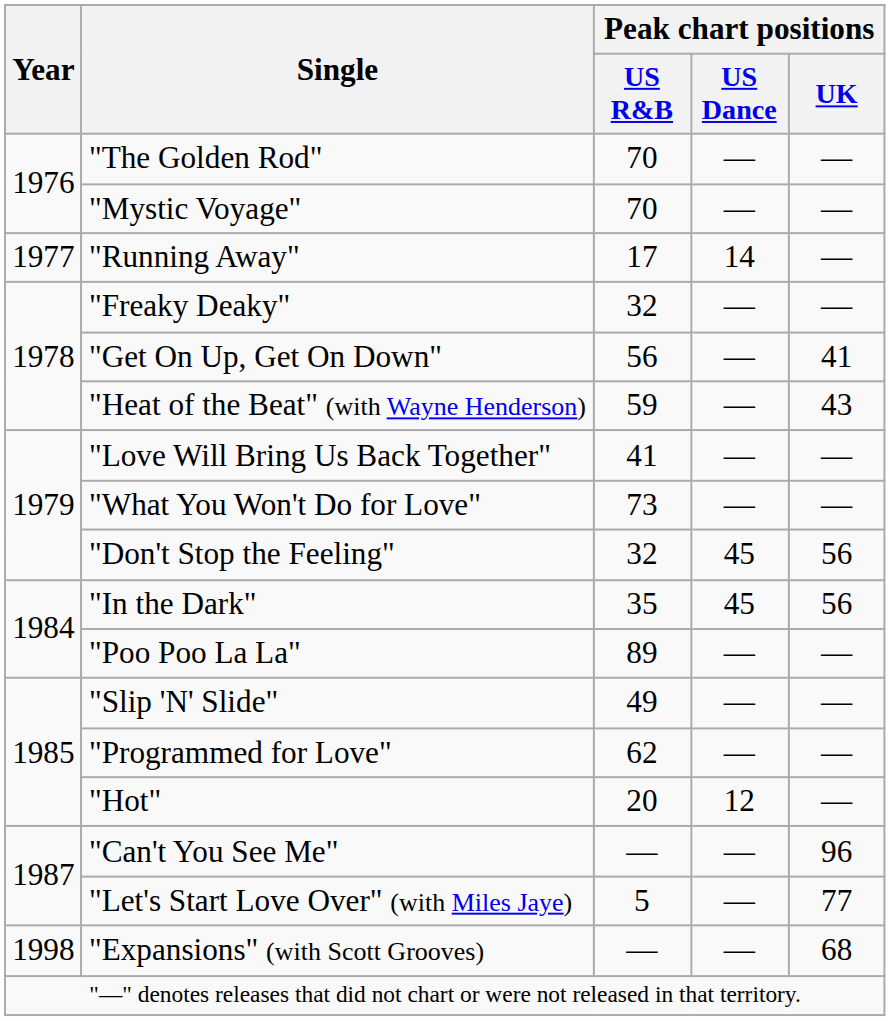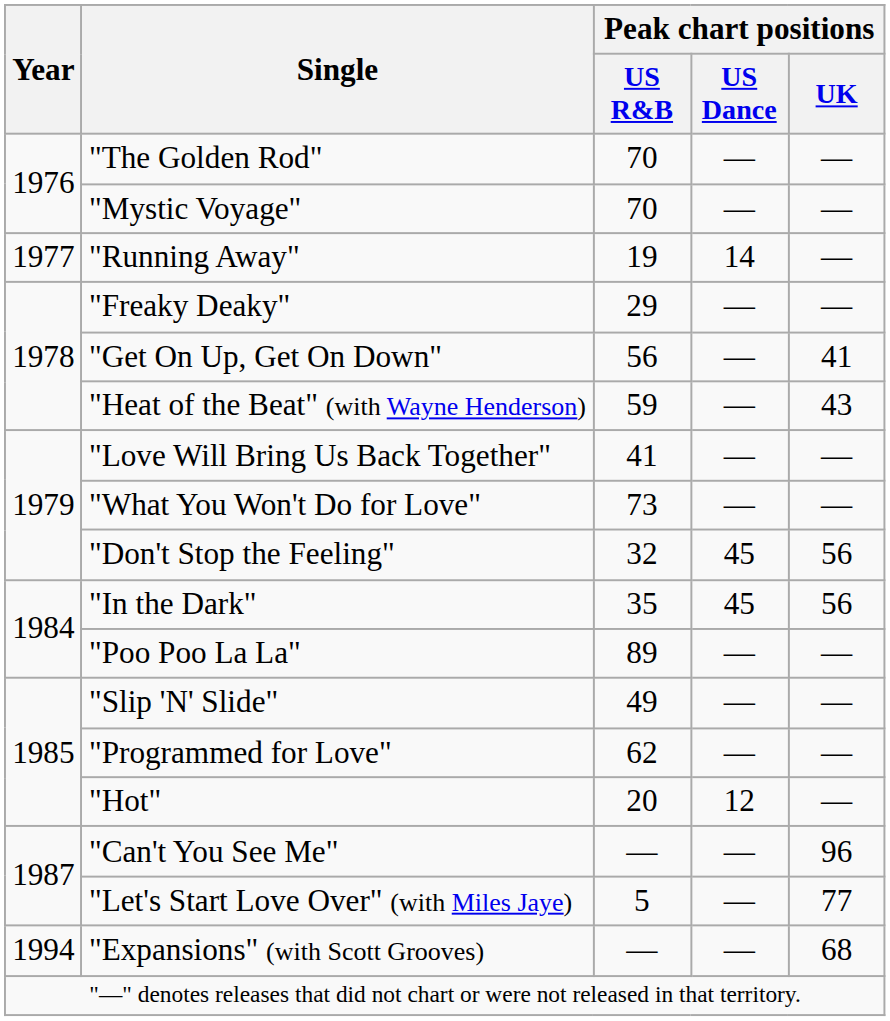(642, 257) 17 -> (642, 257) 19
(642, 306) 32 -> (642, 306) 29
(43, 949) 1998 -> (43, 949) 1994
